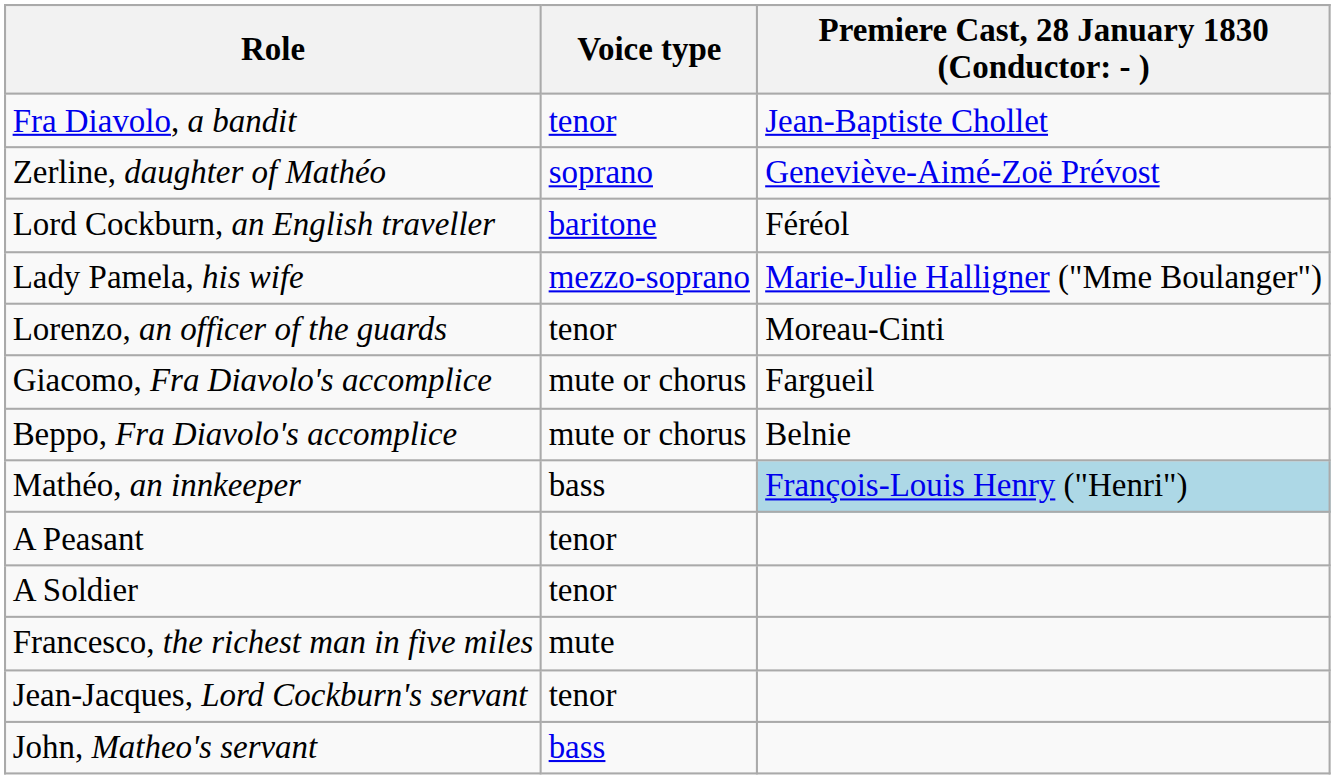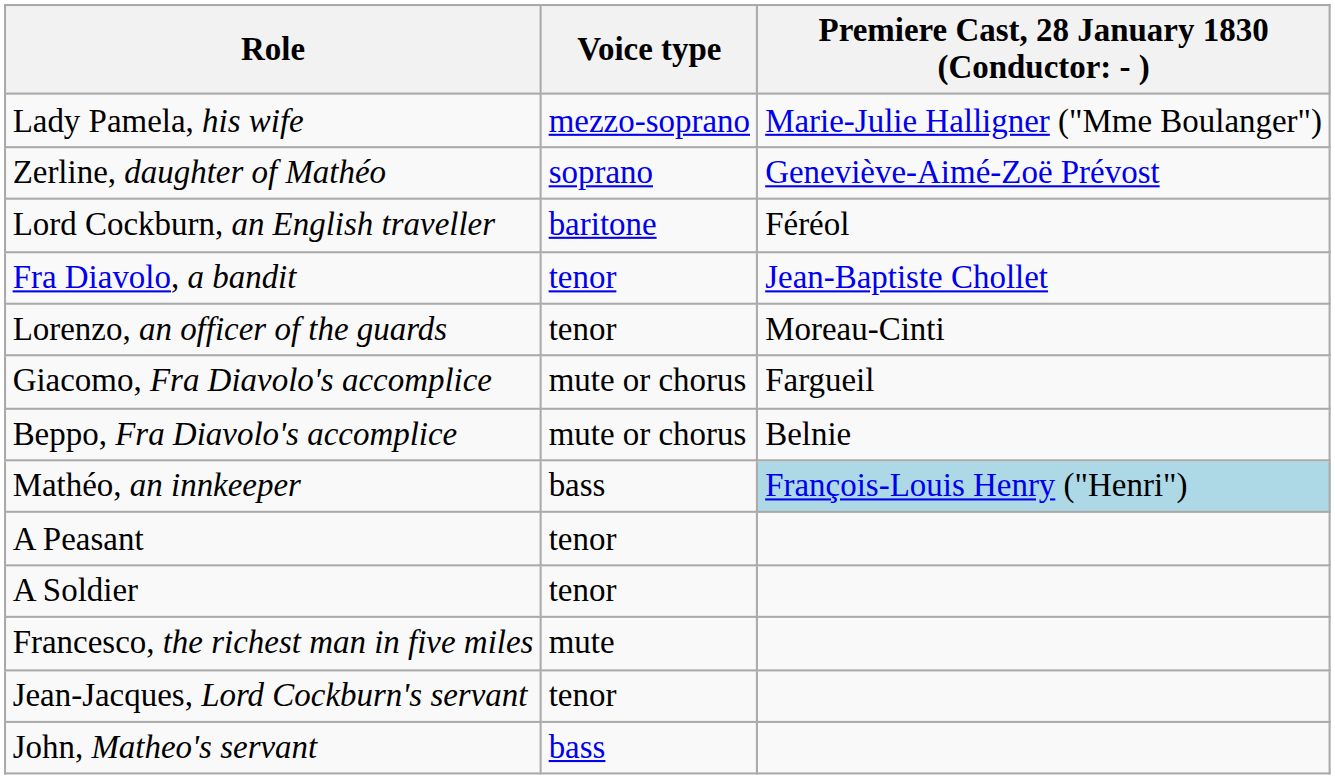rows swapped: (155, 119) <-> (158, 276)
